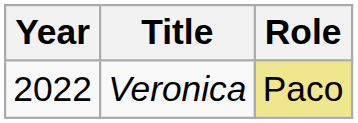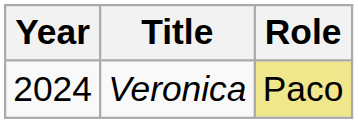(53, 88) 2022 -> (53, 88) 2024
